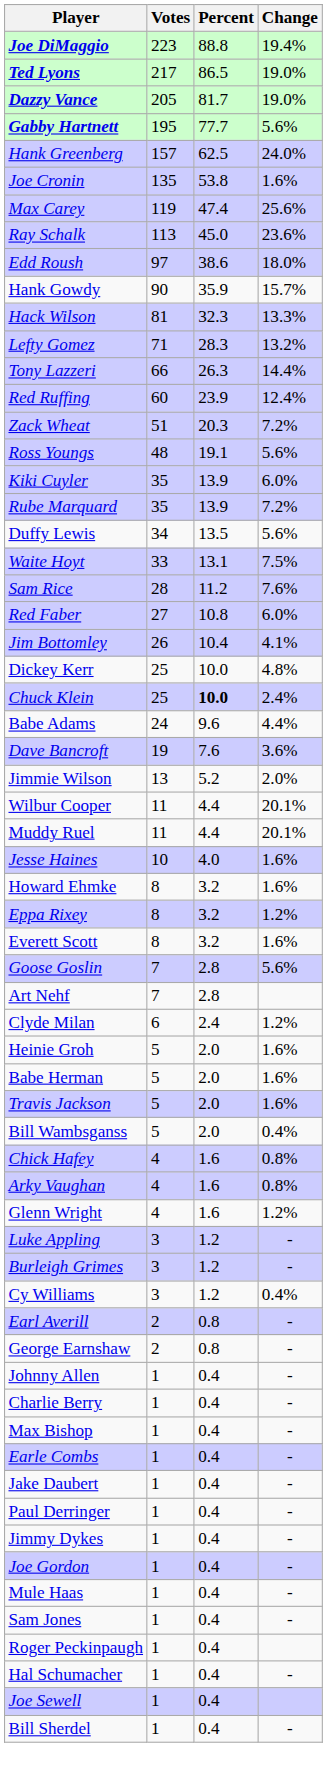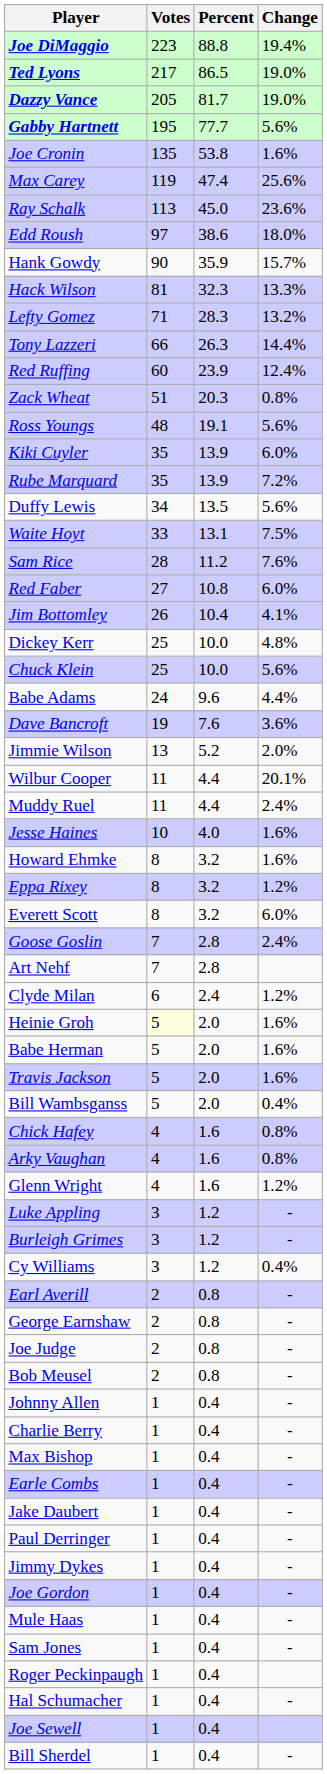- row: (66, 153)
(280, 425) 7.2% -> (280, 398) 0.8%
(213, 696) bold -> (213, 669) normal
(280, 696) 2.4% -> (280, 669) 5.6%
(284, 832) 20.1% -> (280, 805) 2.4%
(280, 941) 1.6% -> (280, 914) 6.0%
(280, 968) 5.6% -> (280, 941) 2.4%
(155, 1049) no background -> (155, 1022) lightyellow background
+ row: (42, 1348)
+ row: (50, 1375)
